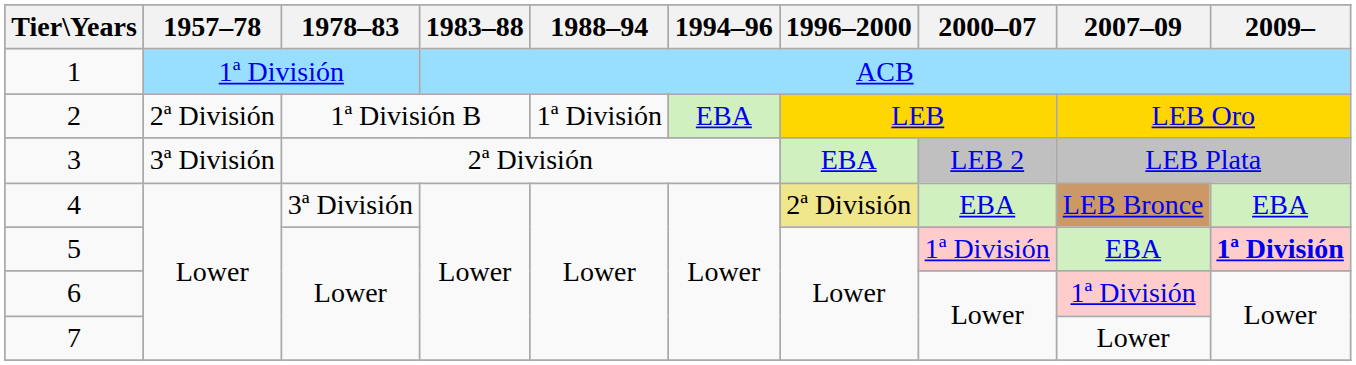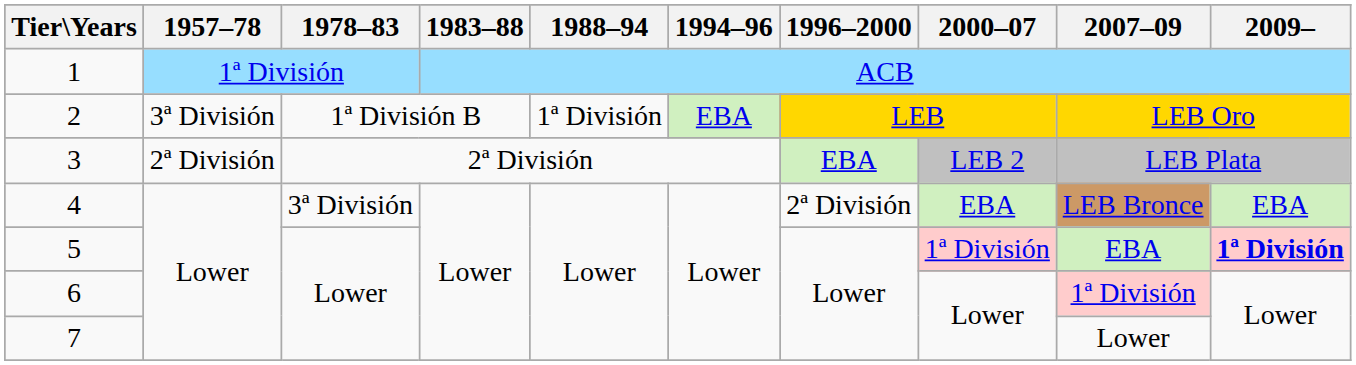(212, 115) 2ª División -> (212, 115) 3ª División
(212, 159) 3ª División -> (212, 159) 2ª División
(849, 204) khaki background -> (849, 204) no background
